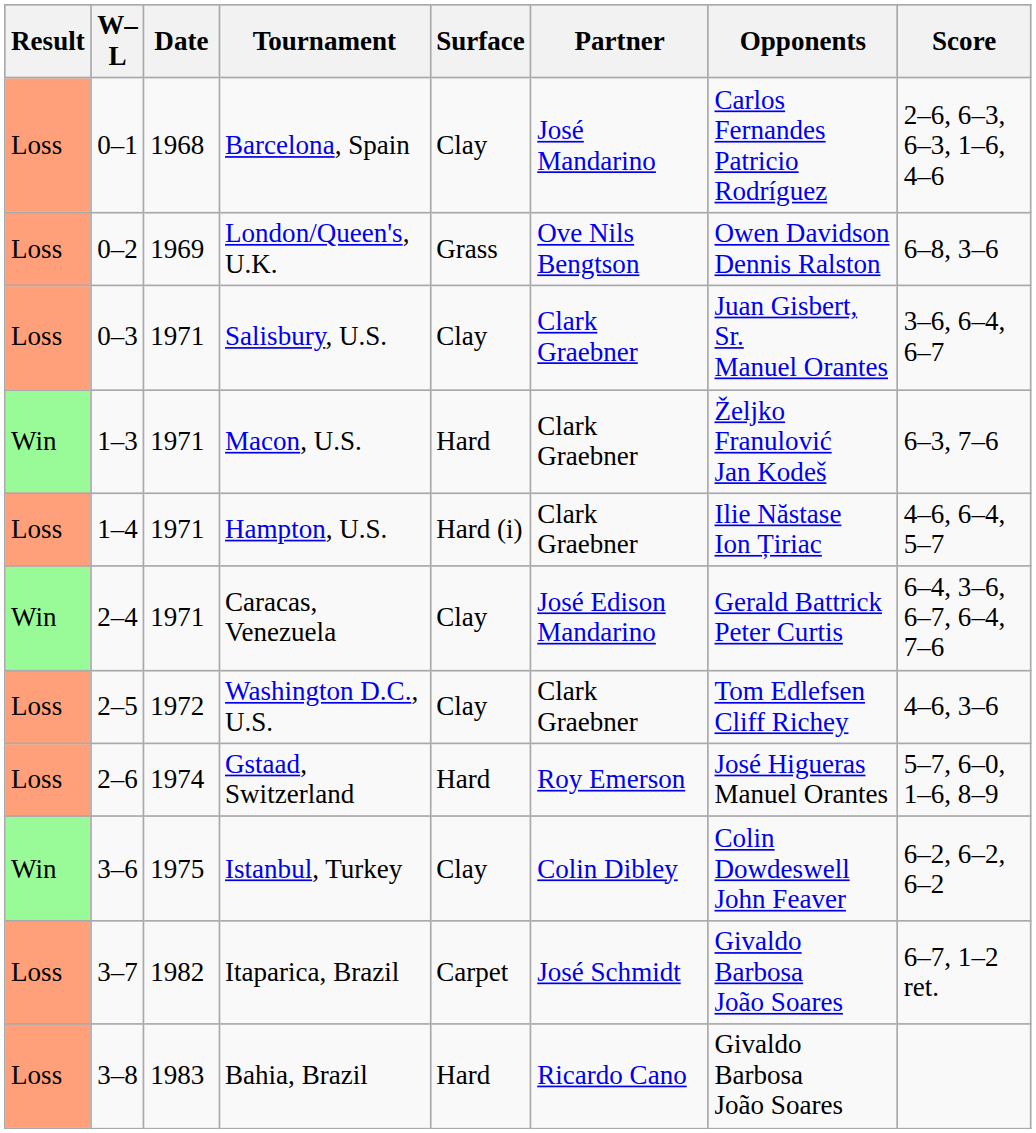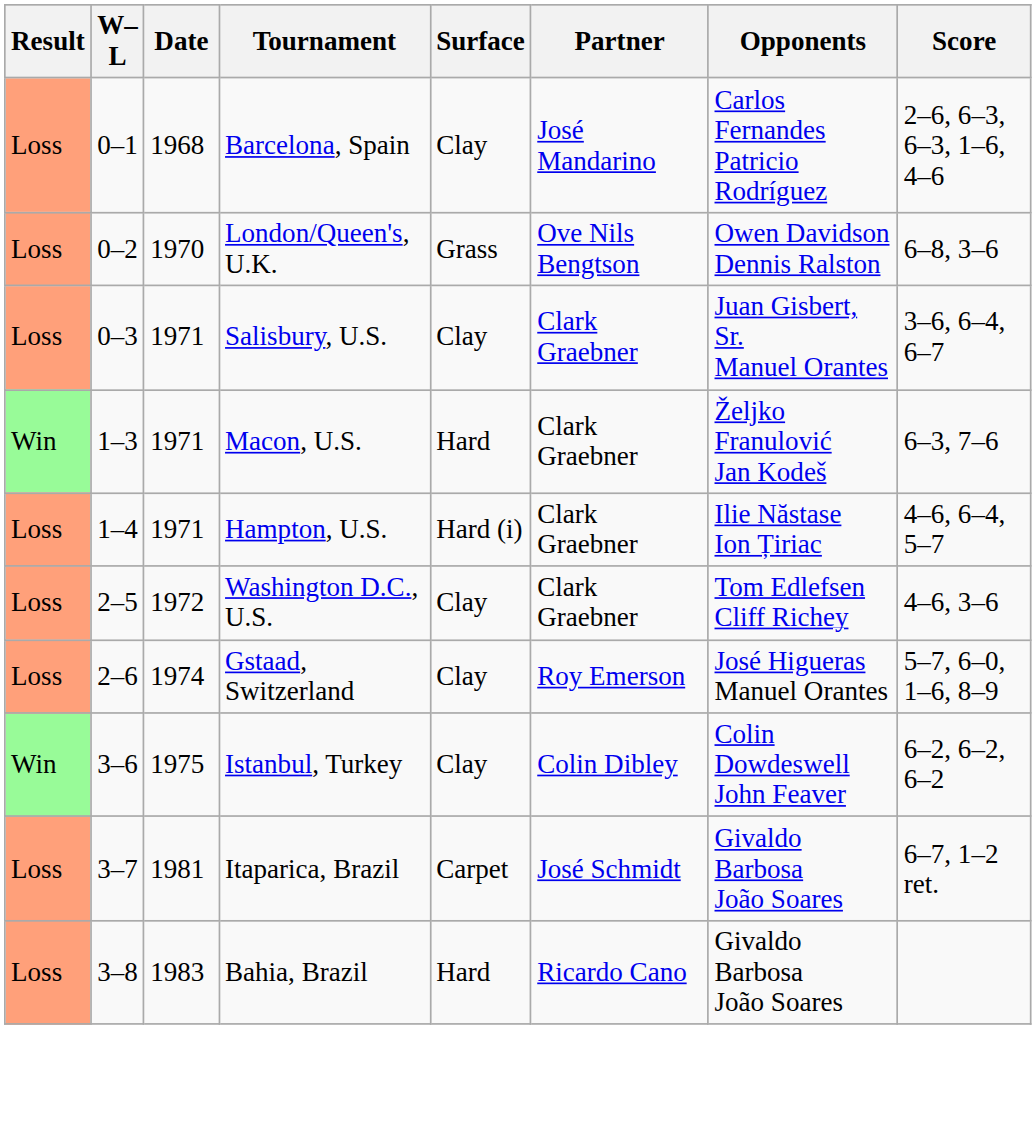(177, 248) 1969 -> (177, 248) 1970
- row: (281, 617)
(463, 779) Hard -> (462, 675) Clay
(177, 971) 1982 -> (177, 868) 1981
